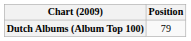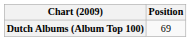(166, 28) 79 -> (166, 28) 69
